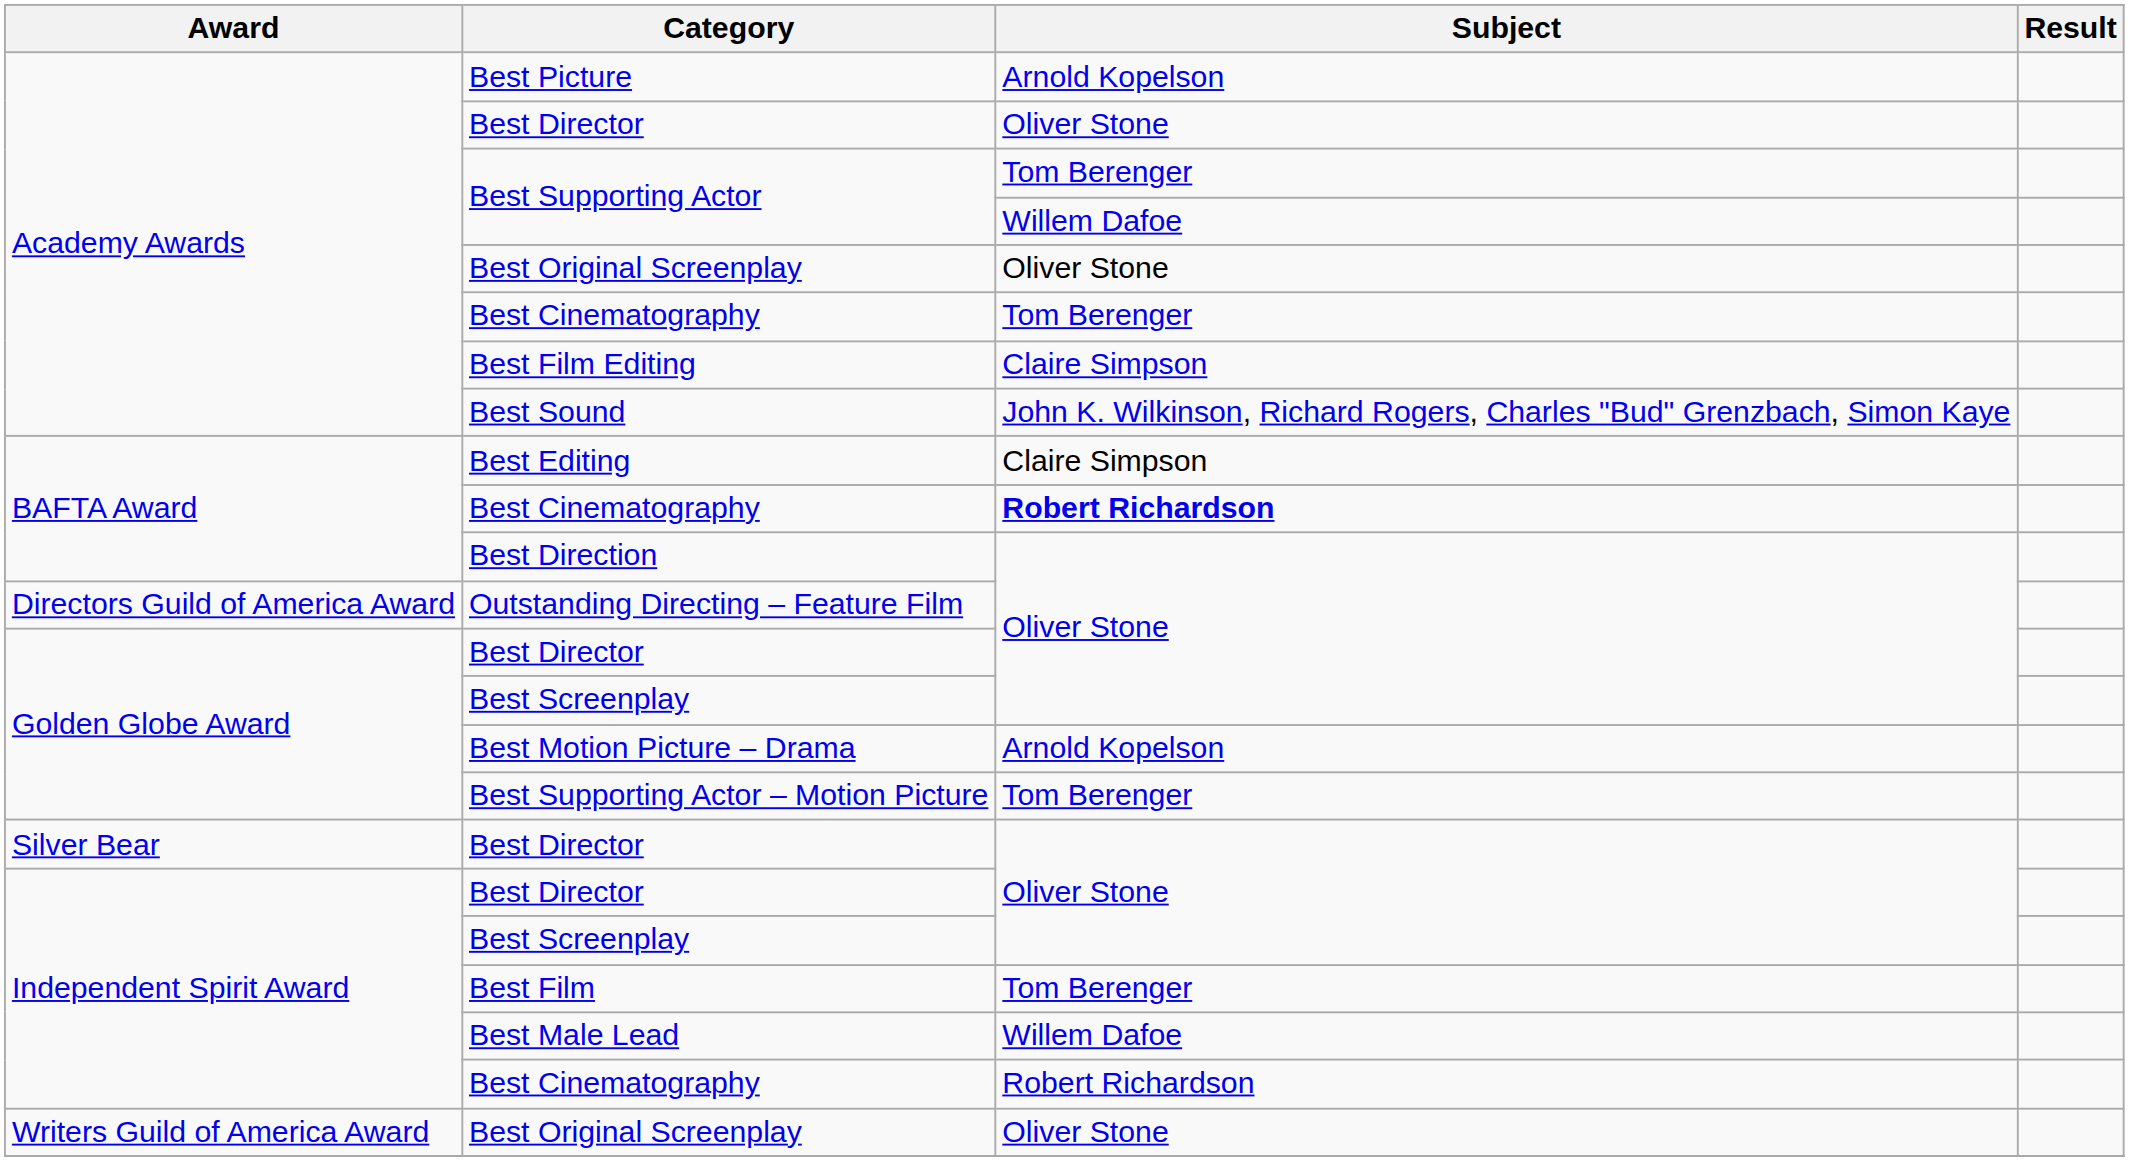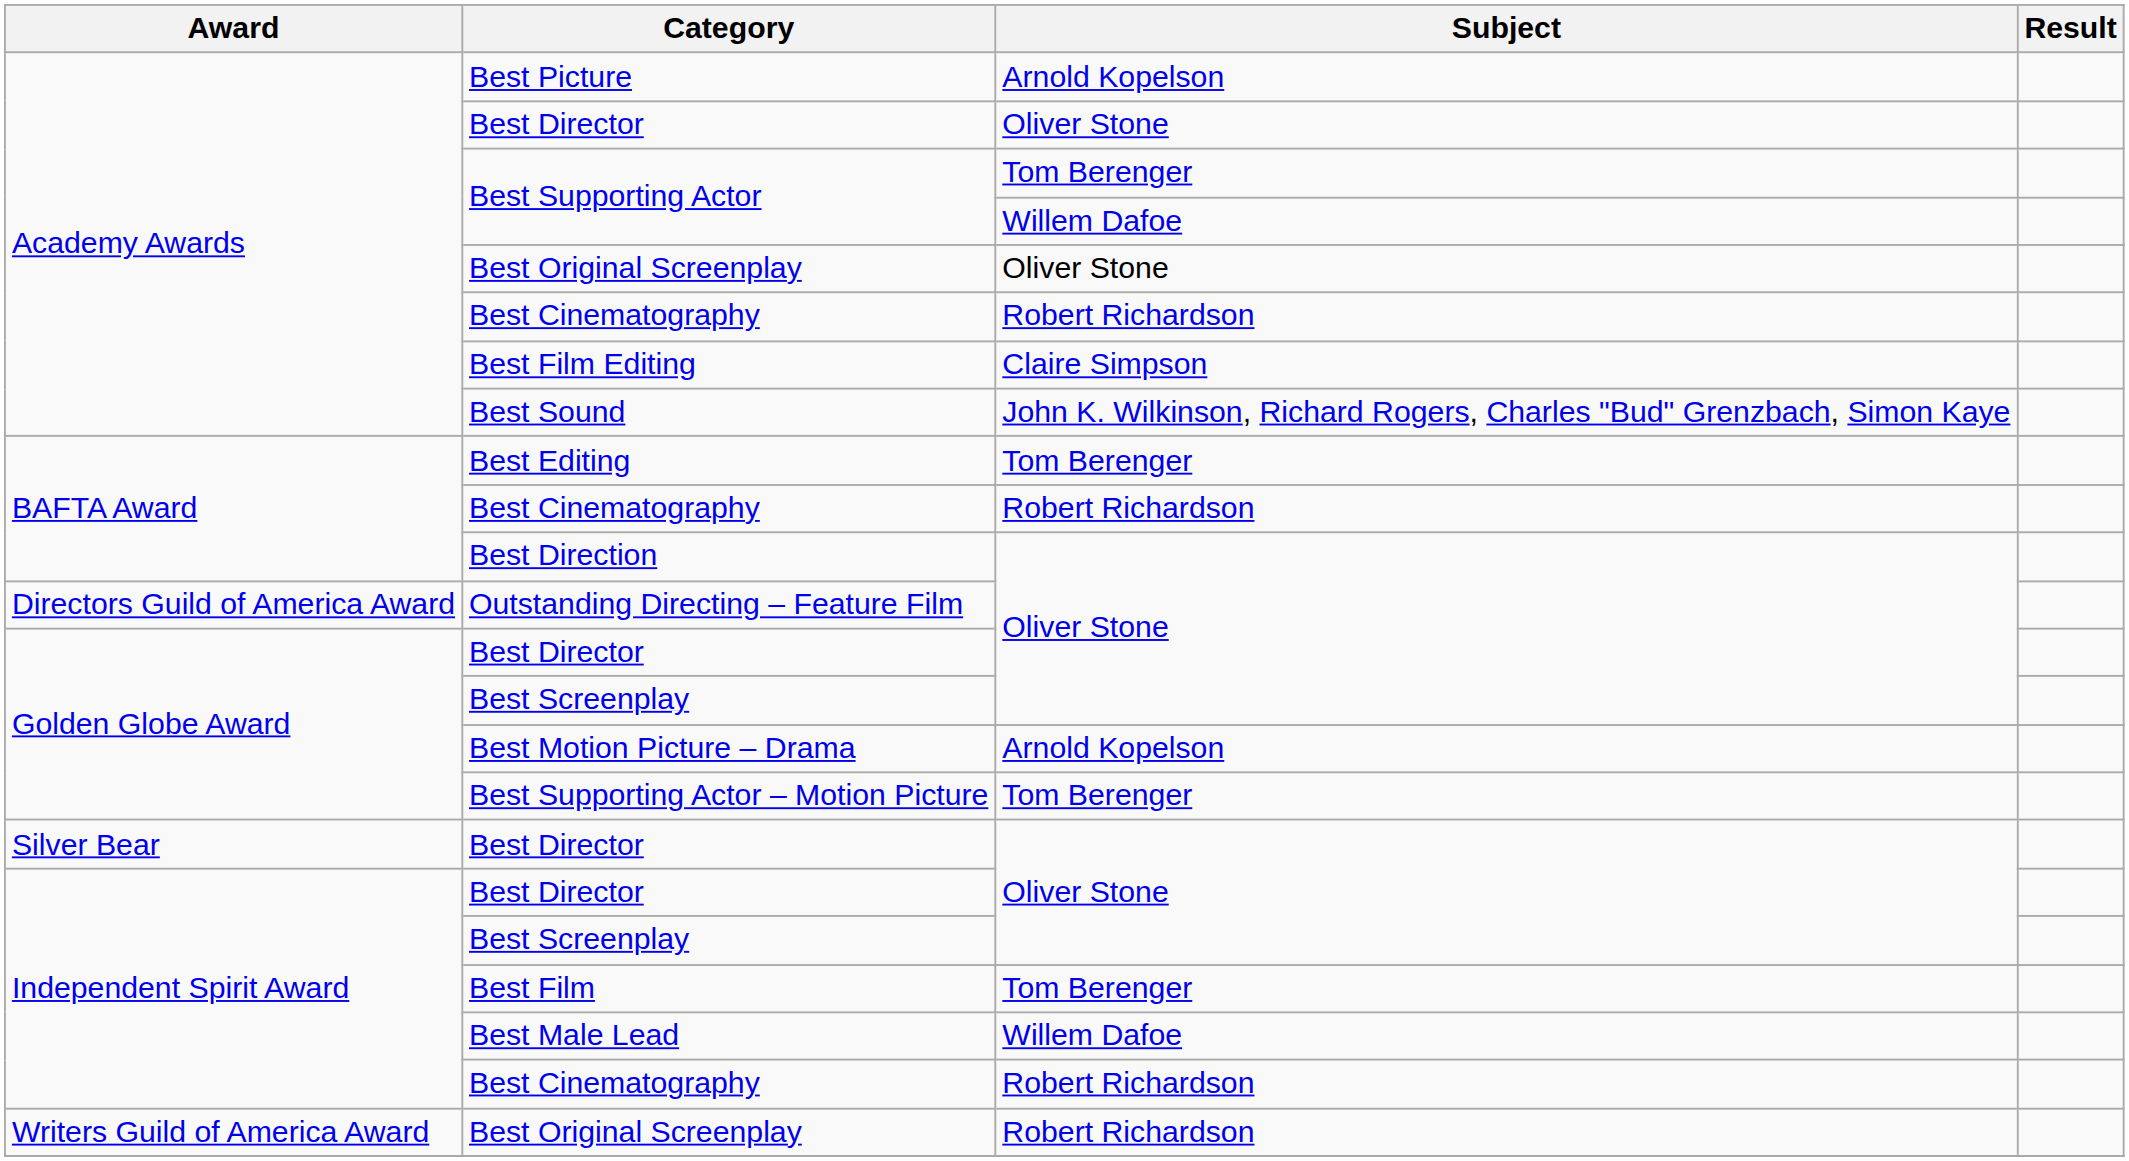(1097, 316) Tom Berenger -> (1128, 316) Robert Richardson
(1105, 460) Claire Simpson -> (1097, 460) Tom Berenger
(1138, 508) bold -> (1128, 508) normal
(1086, 1131) Oliver Stone -> (1128, 1131) Robert Richardson
